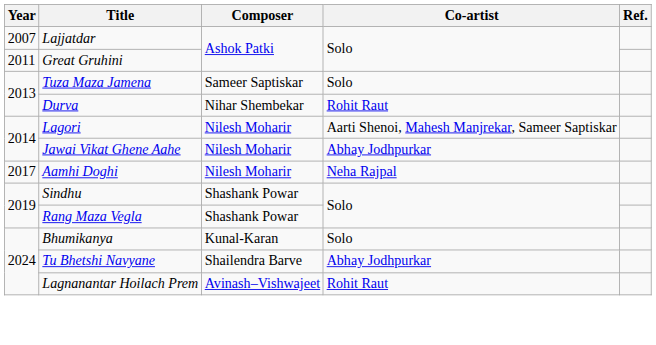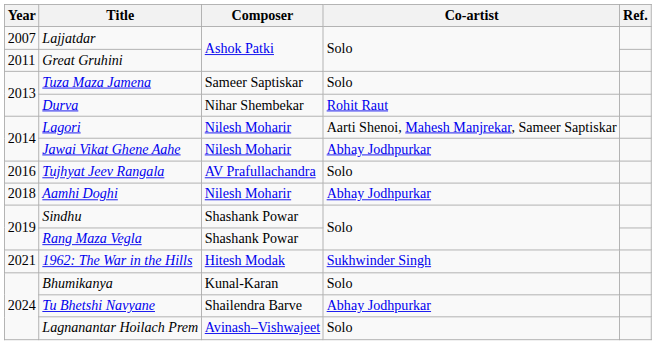+ row: (103, 171)
(22, 171) 2017 -> (22, 194) 2018
(362, 171) Neha Rajpal -> (379, 194) Abhay Jodhpurkar
+ row: (117, 261)
(357, 283) Rohit Raut -> (340, 328) Solo
